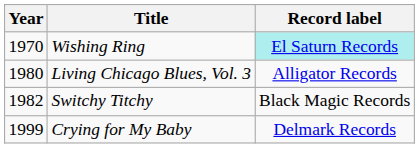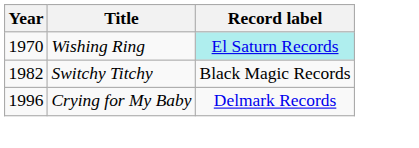- row: (151, 73)
(26, 128) 1999 -> (26, 101) 1996
